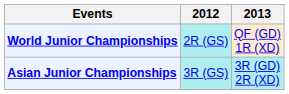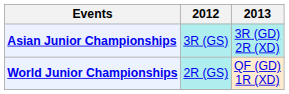rows swapped: (92, 74) <-> (92, 41)
